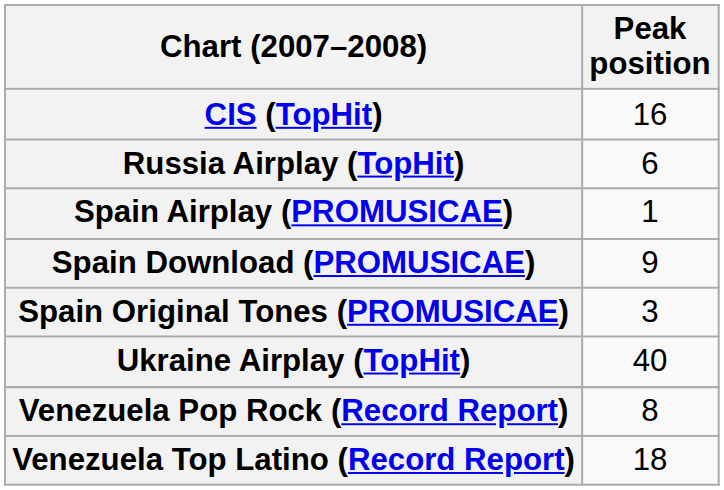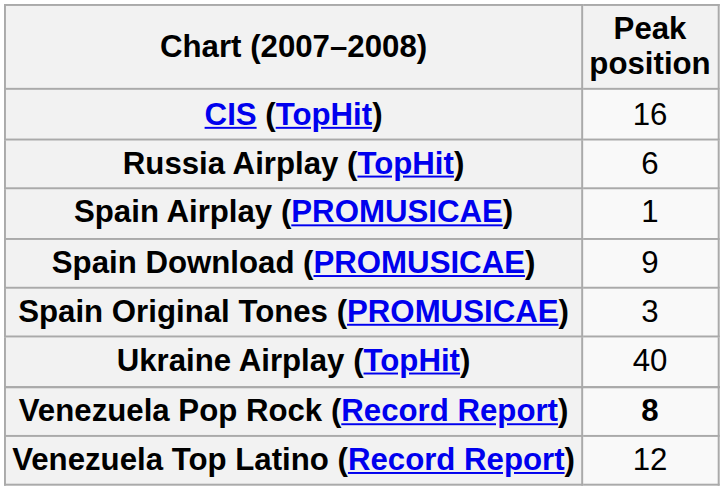(650, 410) normal -> (650, 410) bold
(650, 460) 18 -> (650, 460) 12
